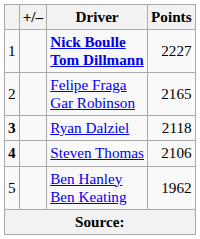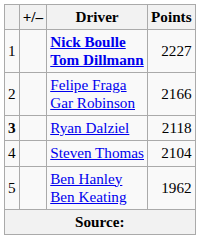(176, 94) 2165 -> (176, 94) 2166
(12, 153) bold -> (12, 153) normal
(176, 153) 2106 -> (176, 153) 2104
